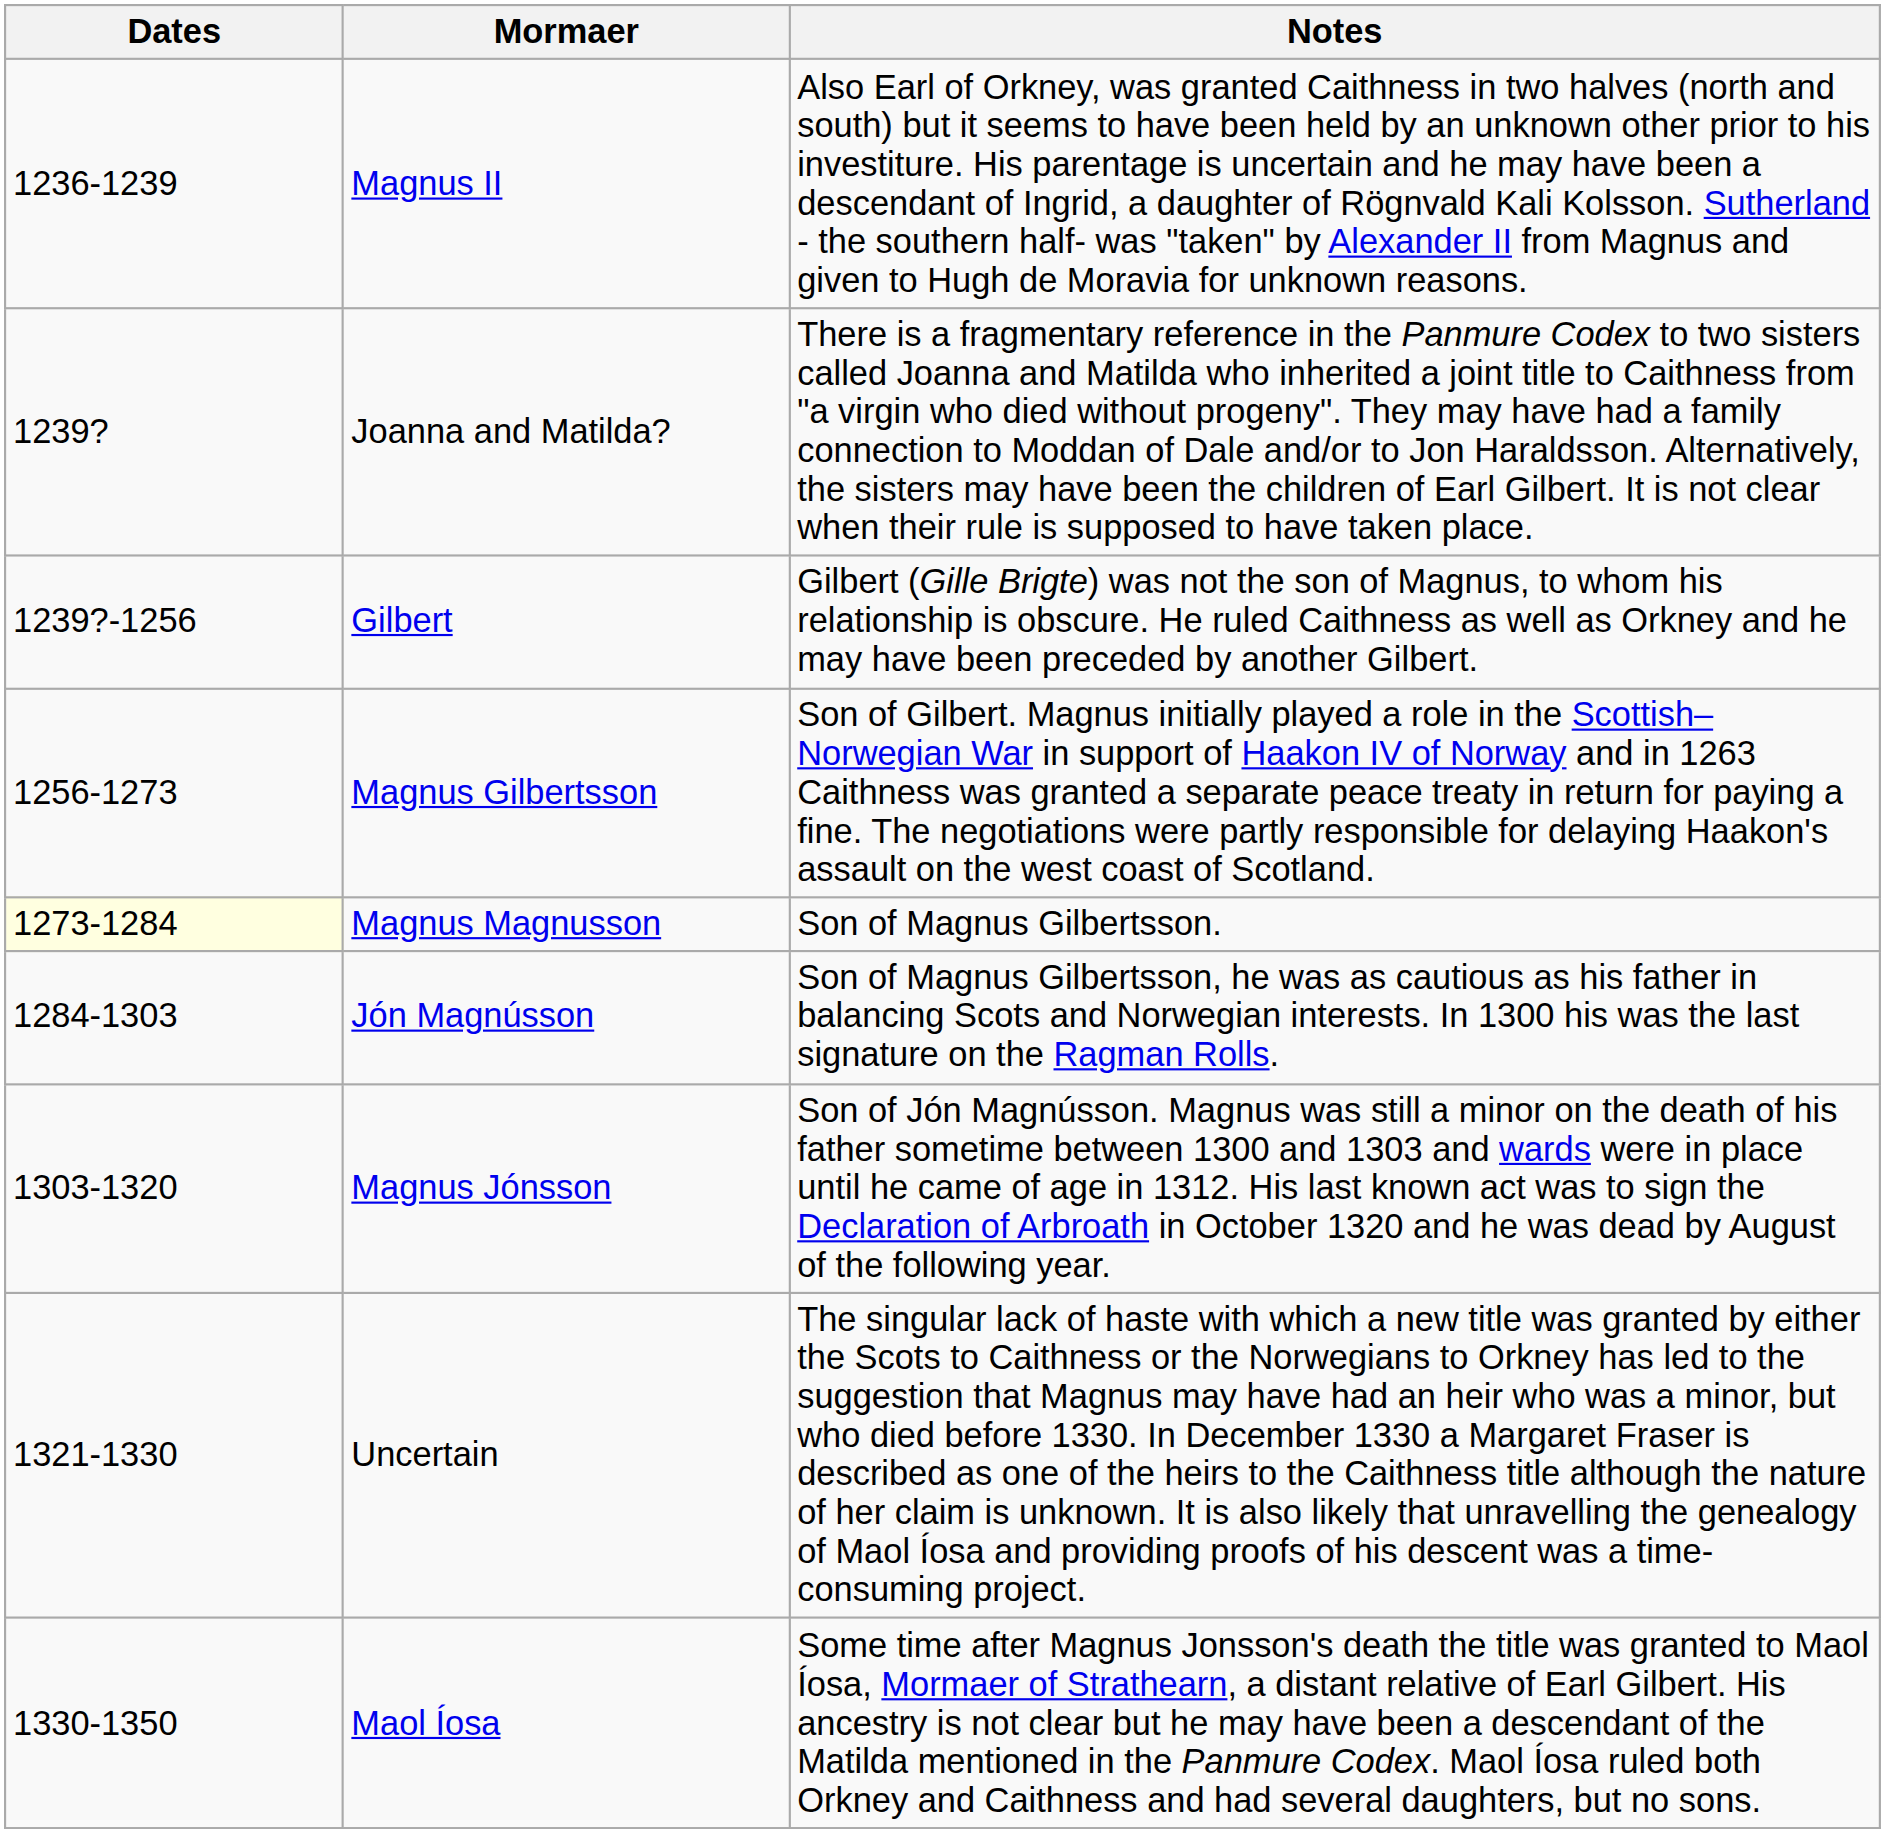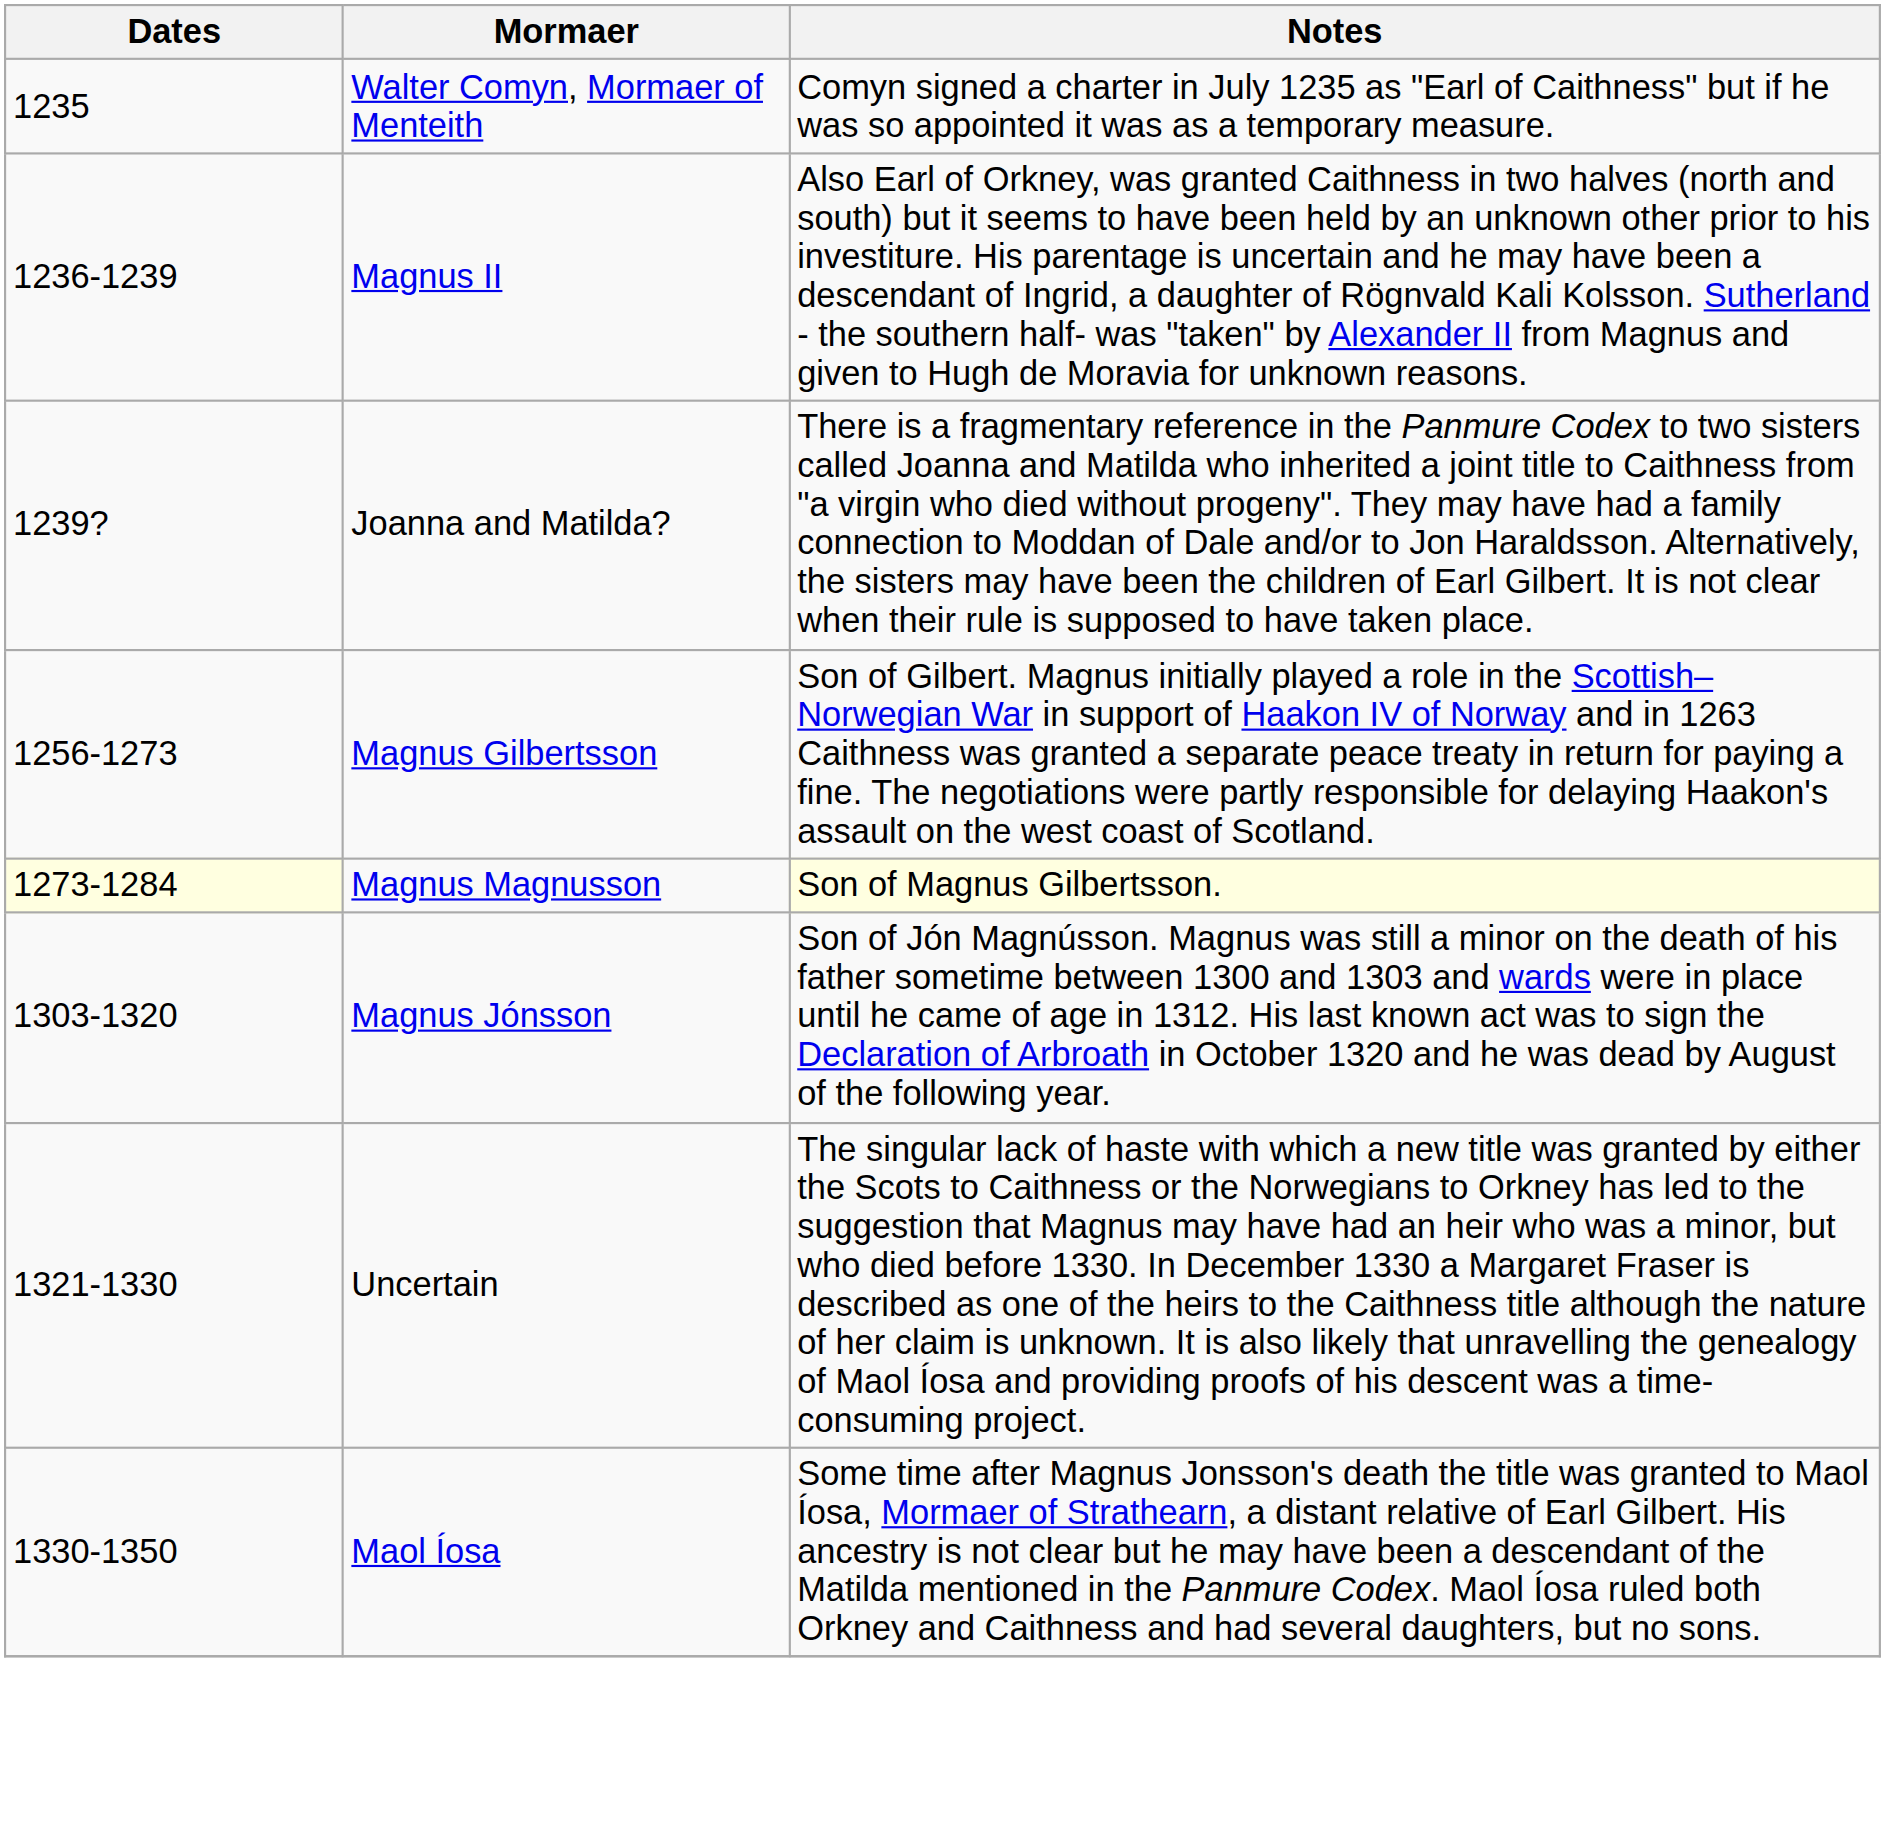+ row: (557, 105)
- row: (402, 621)
(1009, 923) no background -> (1009, 885) lightyellow background
- row: (473, 1017)
